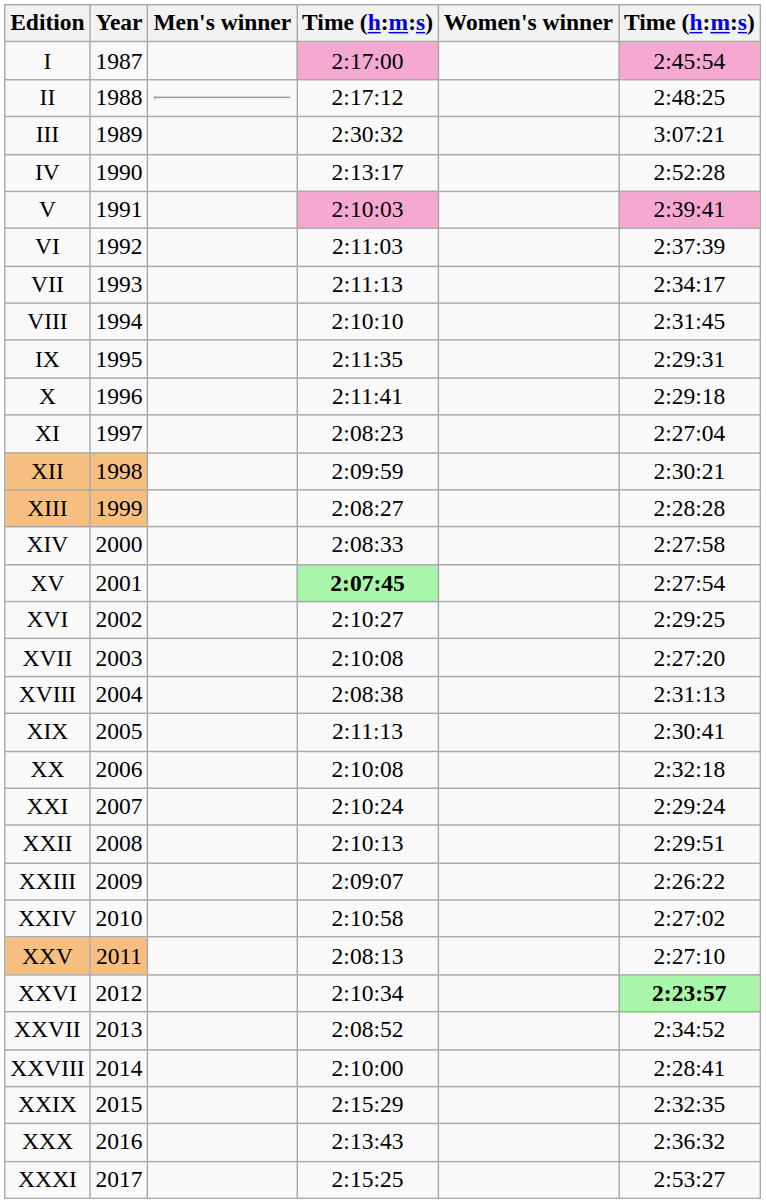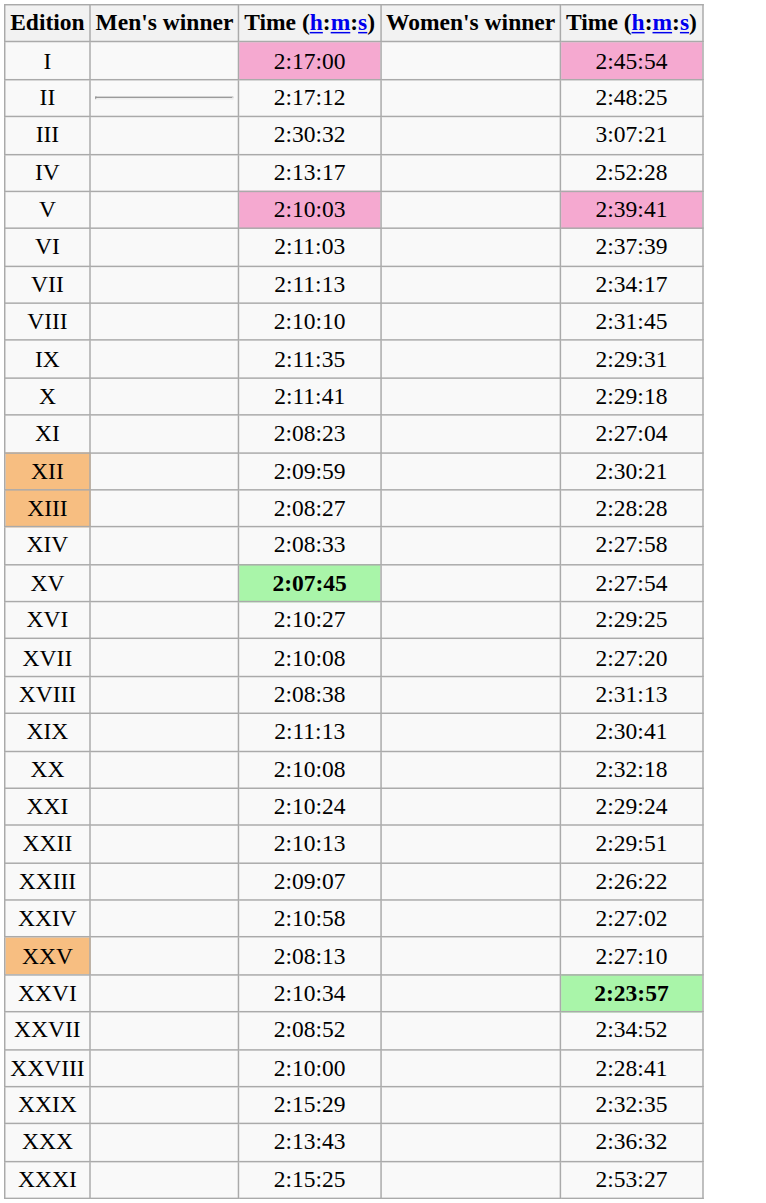- column: (119, 23)
